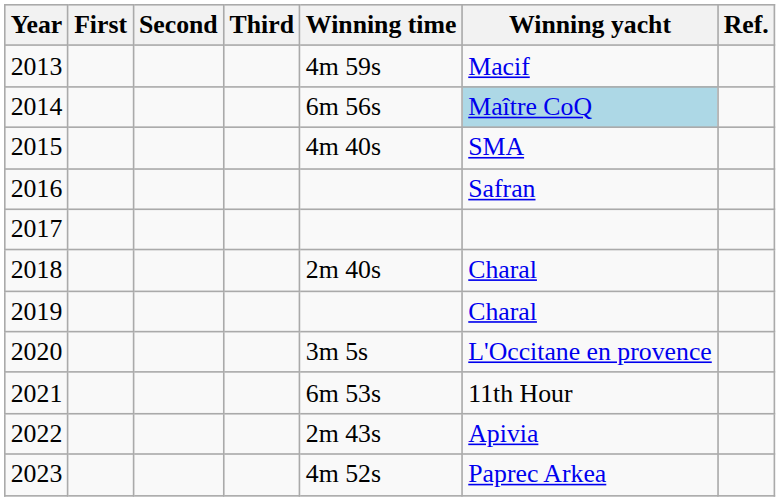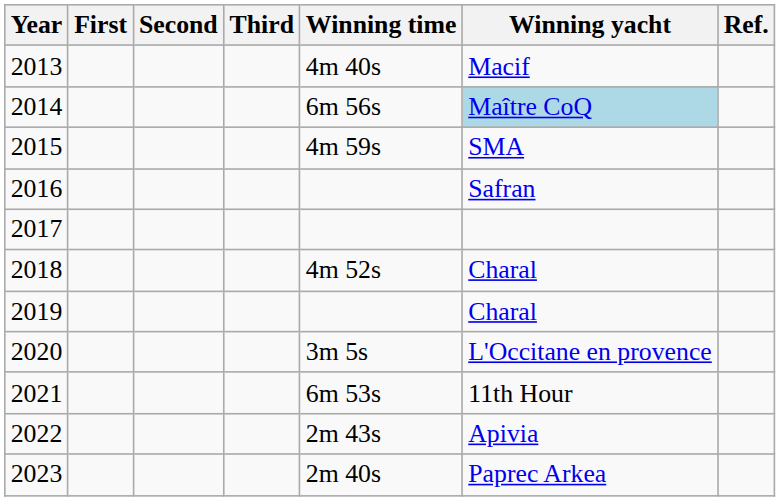(343, 65) 4m 59s -> (343, 65) 4m 40s
(343, 147) 4m 40s -> (343, 147) 4m 59s
(343, 270) 2m 40s -> (343, 270) 4m 52s
(343, 474) 4m 52s -> (343, 474) 2m 40s
